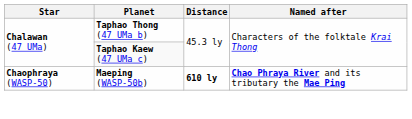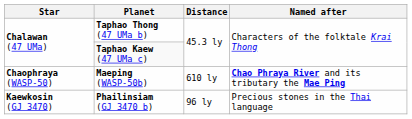(202, 78) bold -> (202, 78) normal
+ row: (125, 102)
